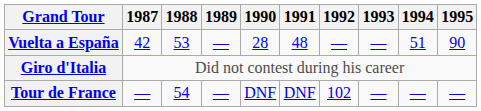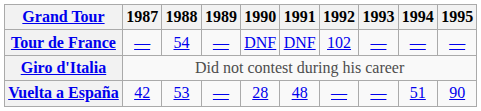rows swapped: (63, 42) <-> (63, 93)
